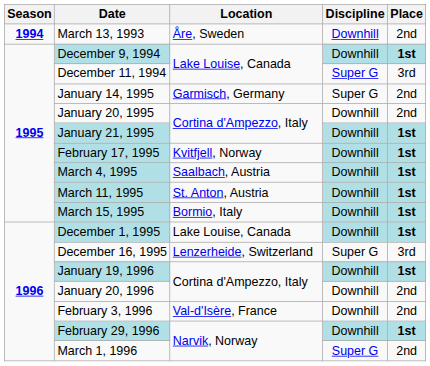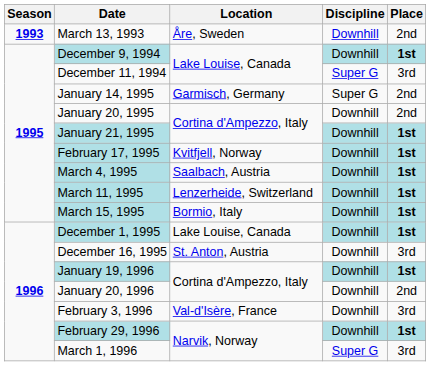(29, 34) 1994 -> (29, 34) 1993
(221, 192) St. Anton, Austria -> (246, 192) Lenzerheide, Switzerland
(246, 251) Lenzerheide, Switzerland -> (221, 251) St. Anton, Austria
(355, 251) Super G -> (355, 251) Downhill
(407, 311) 2nd -> (407, 311) 3rd
(407, 350) 2nd -> (407, 350) 3rd
